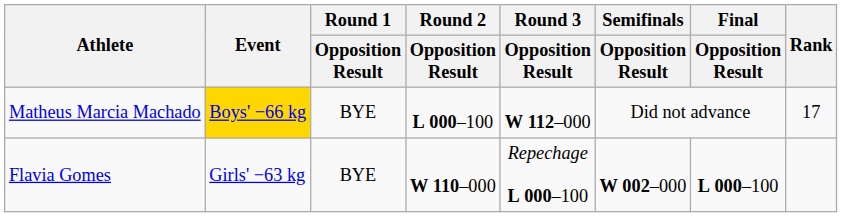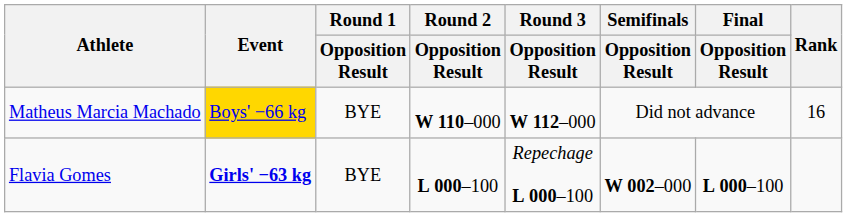(453, 123) L 000–100 -> (458, 123) W 110–000
(811, 112) 17 -> (816, 112) 16
(257, 175) normal -> (260, 175) bold
(453, 186) W 110–000 -> (458, 186) L 000–100
